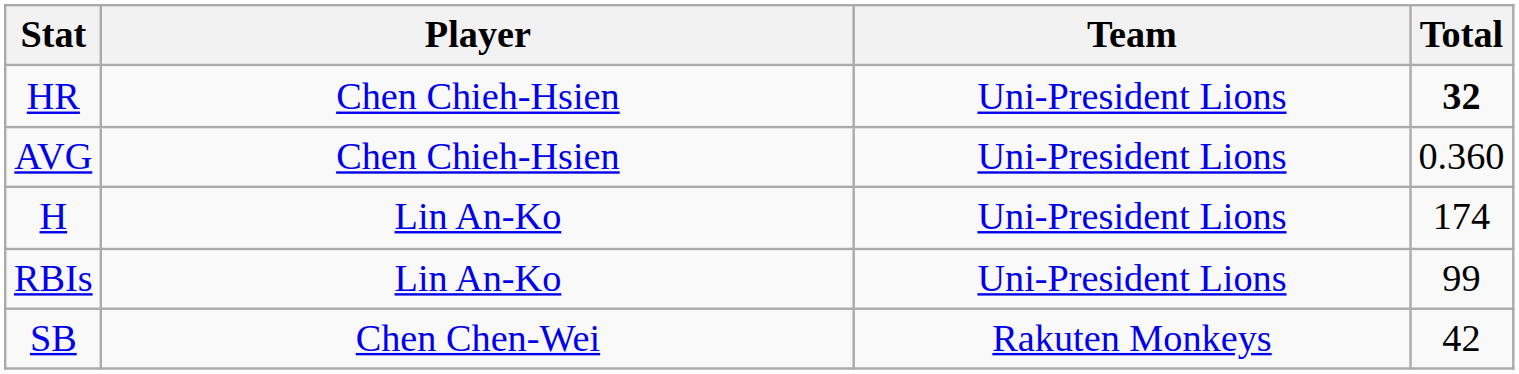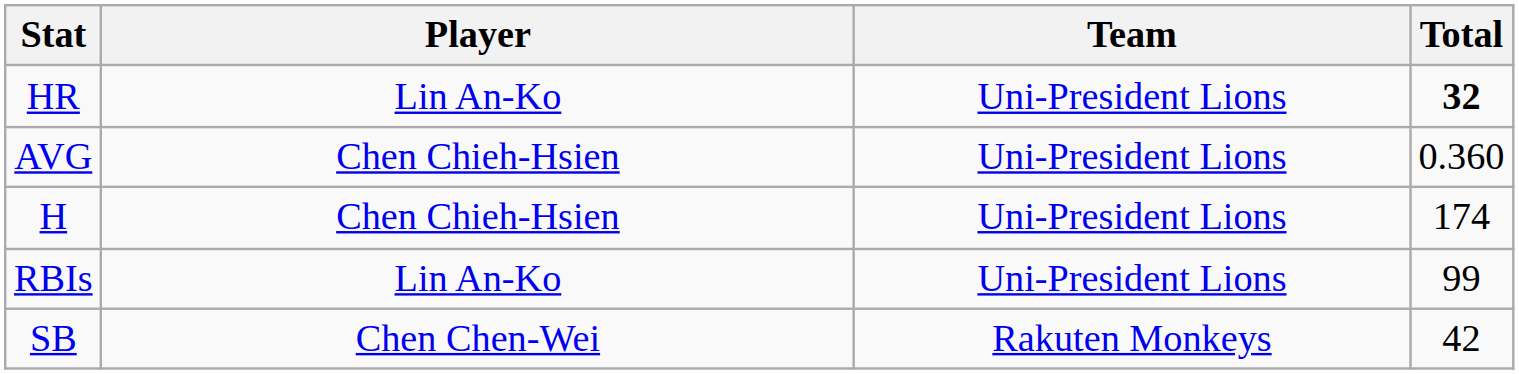(478, 95) Chen Chieh-Hsien -> (478, 95) Lin An-Ko
(478, 216) Lin An-Ko -> (478, 216) Chen Chieh-Hsien
